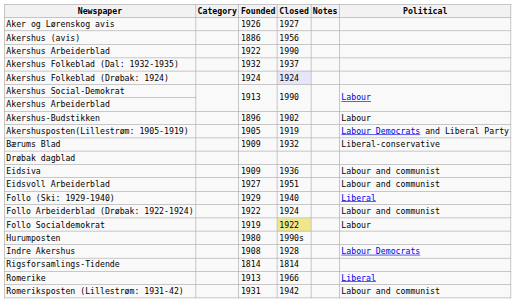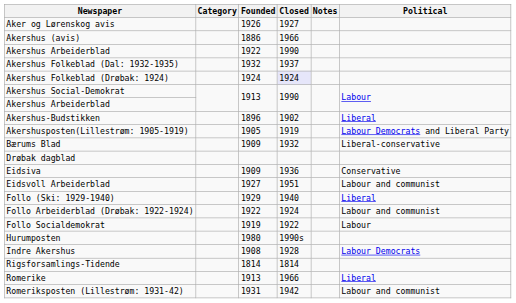(289, 38) 1956 -> (289, 38) 1966
(356, 118) Labour -> (359, 118) Liberal
(391, 171) Labour and communist -> (371, 171) Conservative
(289, 225) khaki background -> (289, 225) no background
